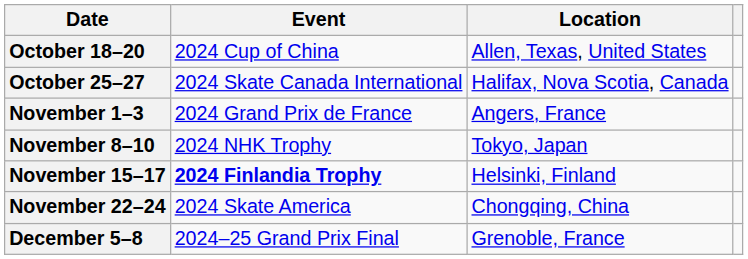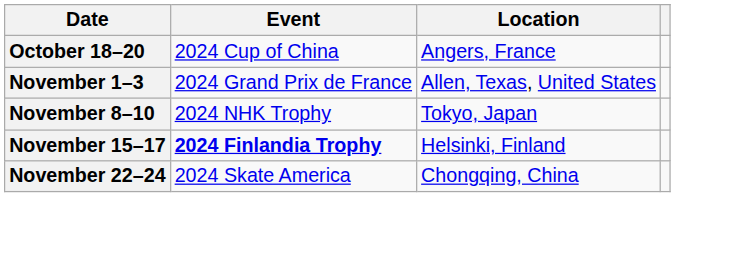(589, 51) Allen, Texas, United States -> (488, 51) Angers, France
- row: (77, 82)
(539, 113) Angers, France -> (539, 82) Allen, Texas, United States
- row: (76, 238)
